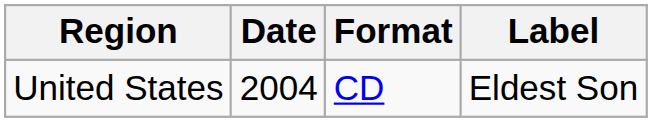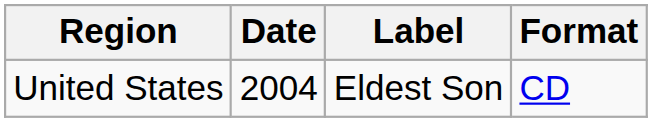columns swapped: (553, 32) <-> (393, 32)
